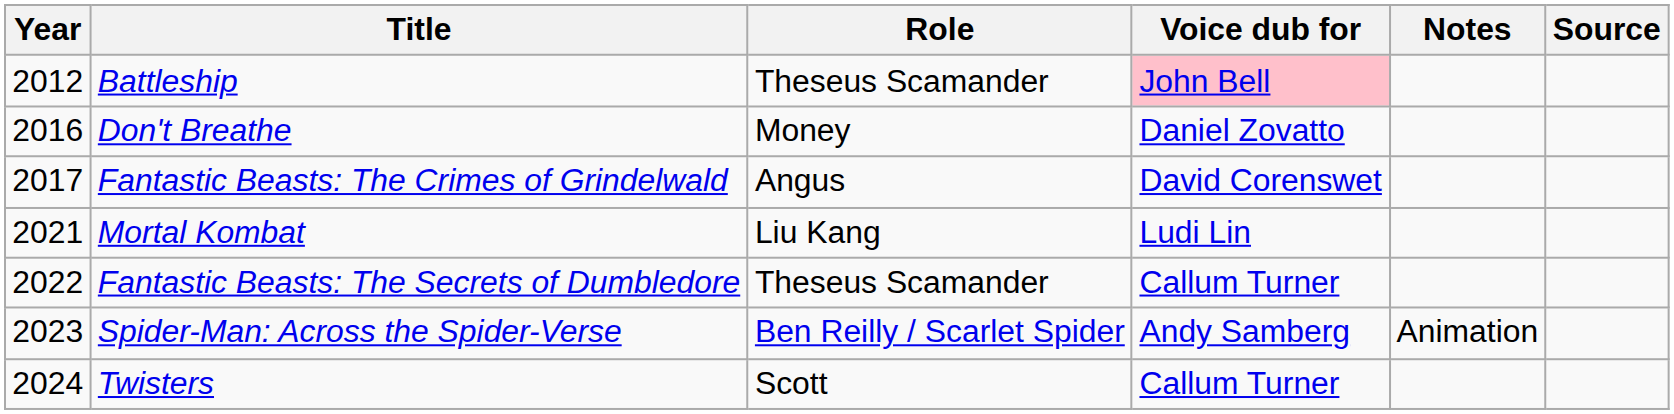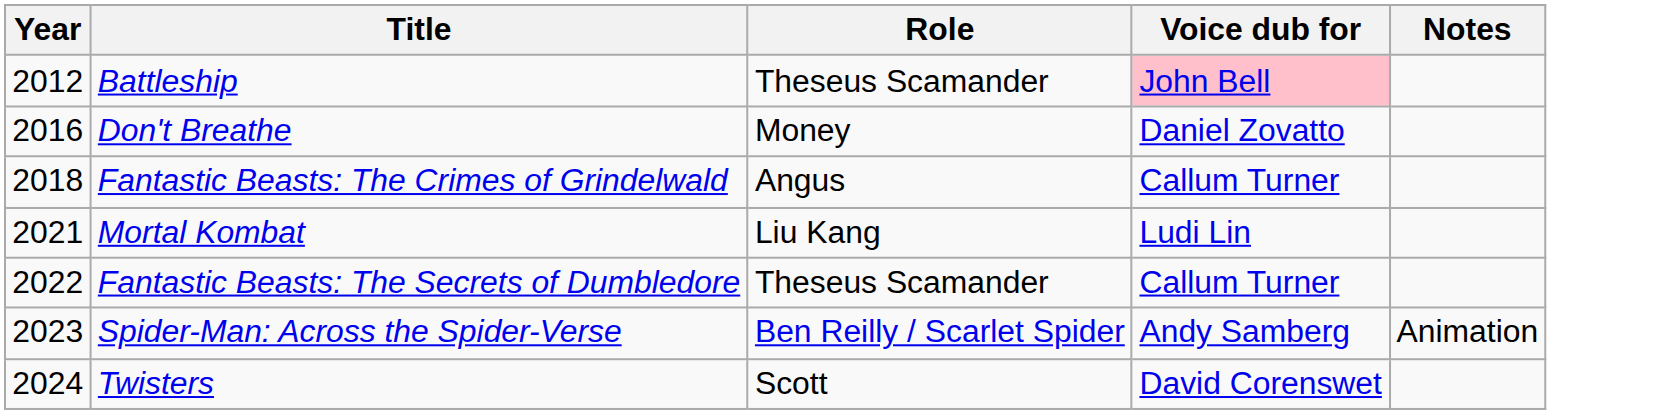- column: (1607, 29)
(48, 181) 2017 -> (48, 181) 2018
(1261, 181) David Corenswet -> (1239, 181) Callum Turner
(1239, 383) Callum Turner -> (1261, 383) David Corenswet
